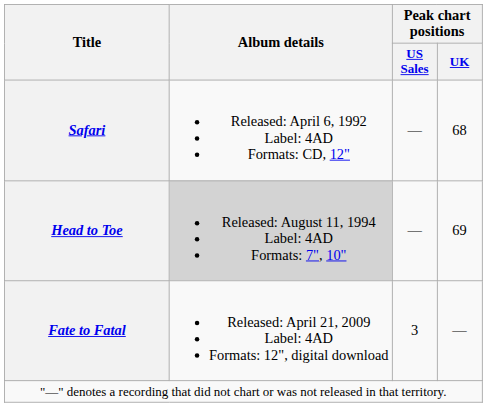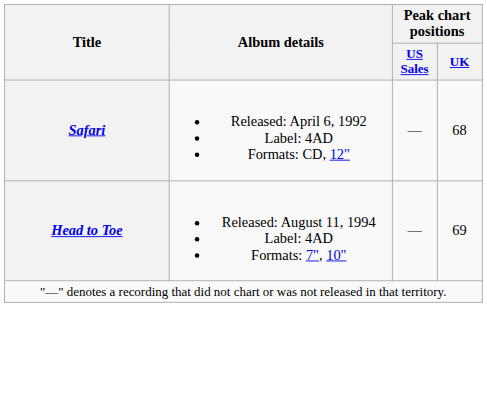(281, 239) lightgrey background -> (281, 239) no background
- row: (87, 330)
